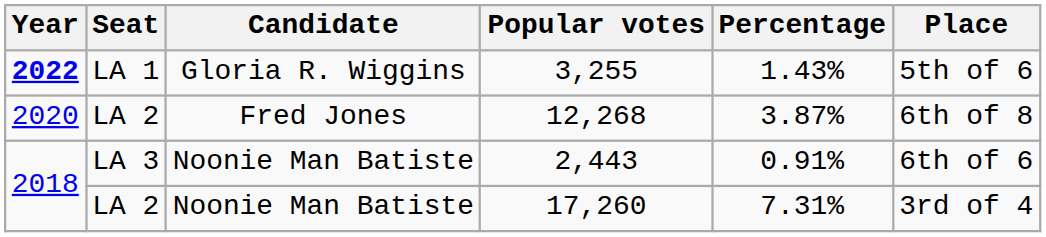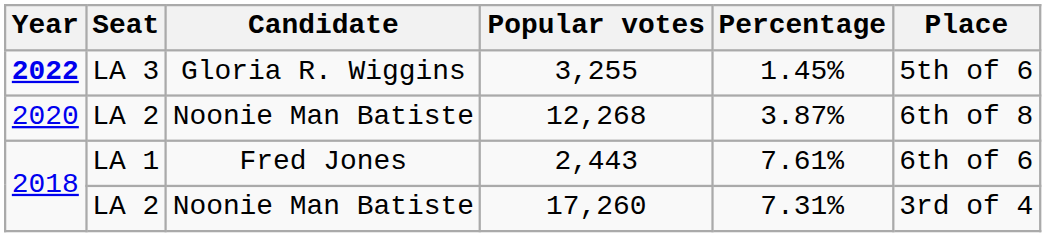(126, 73) LA 1 -> (126, 73) LA 3
(802, 73) 1.43% -> (802, 73) 1.45%
(323, 118) Fred Jones -> (323, 118) Noonie Man Batiste
(126, 163) LA 3 -> (126, 163) LA 1
(323, 163) Noonie Man Batiste -> (323, 163) Fred Jones
(802, 163) 0.91% -> (802, 163) 7.61%
